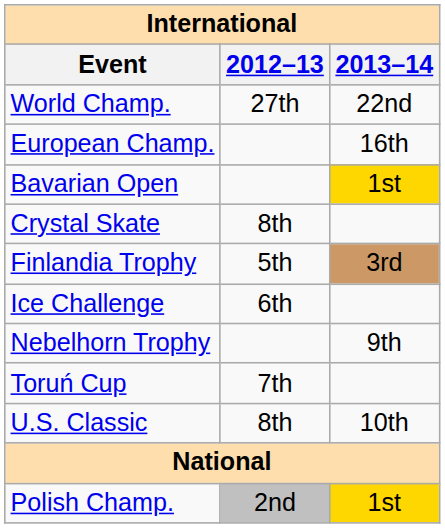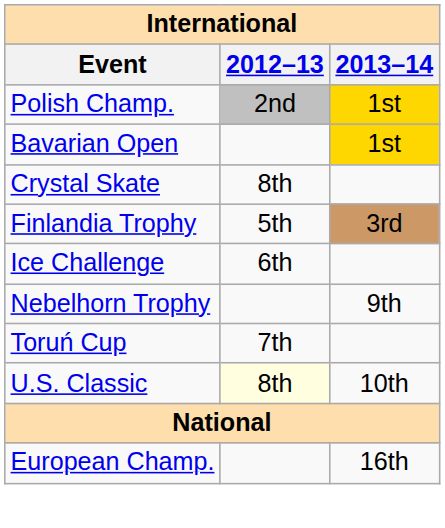- row: (91, 104)
rows swapped: (113, 143) <-> (92, 502)
(275, 422) no background -> (275, 382) lightyellow background
